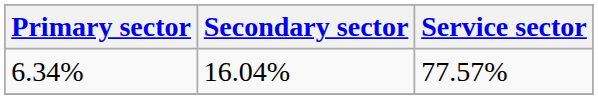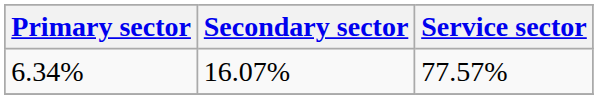(247, 71) 16.04% -> (247, 71) 16.07%
